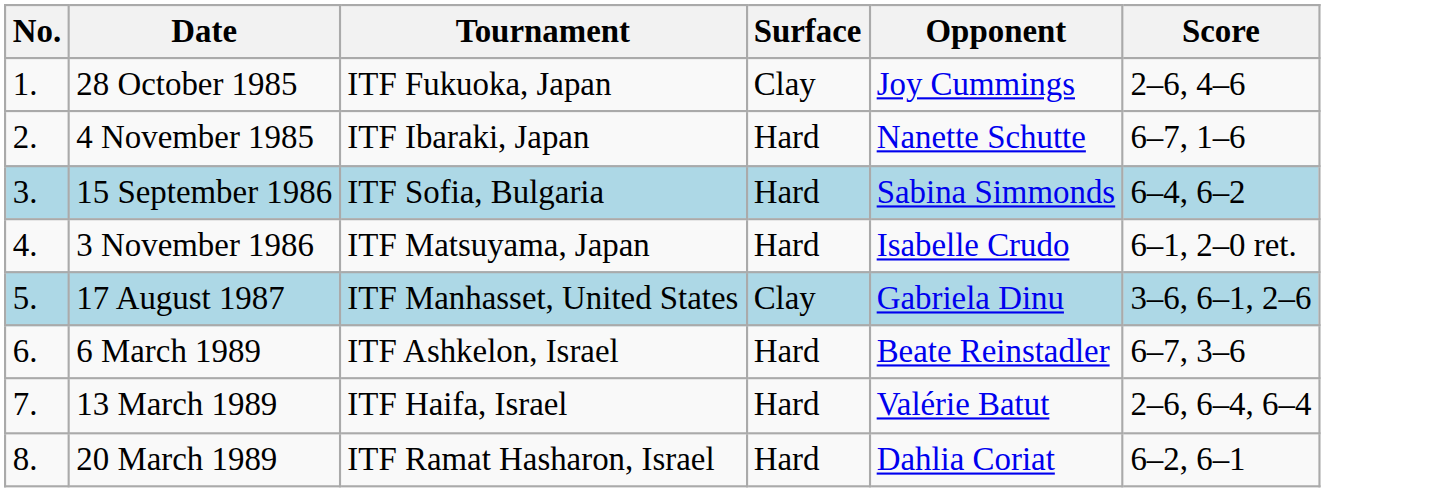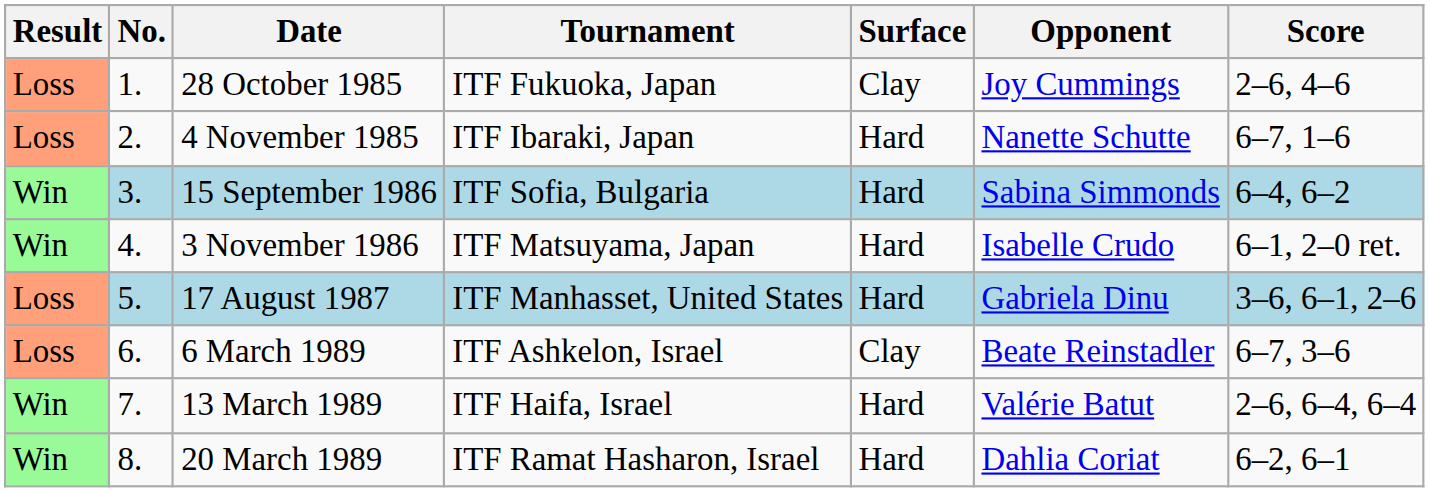+ column: (57, 30)
(785, 297) Clay -> (891, 297) Hard
(787, 351) Hard -> (890, 351) Clay
